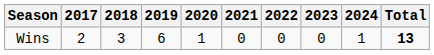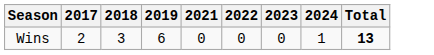- column: (201, 16)
